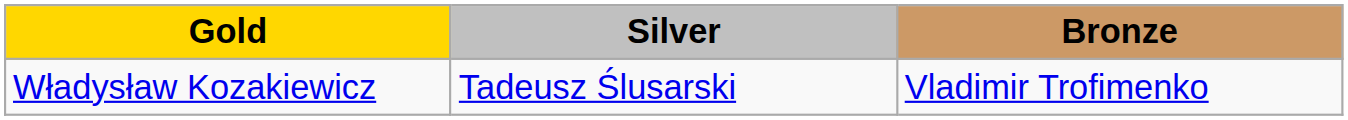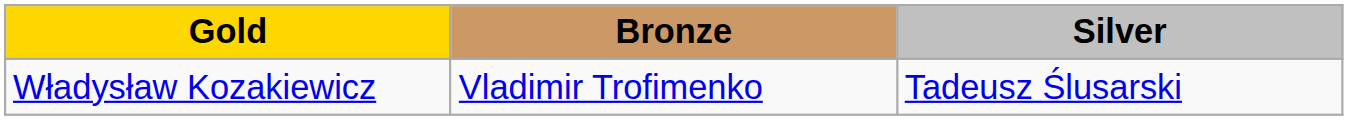columns swapped: (674, 31) <-> (1120, 31)
